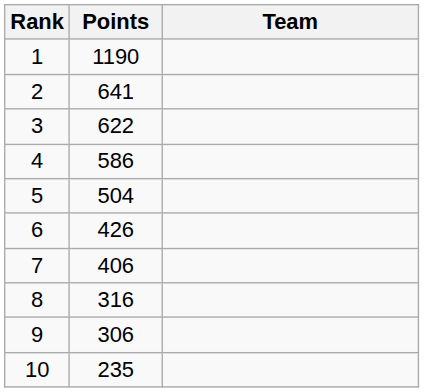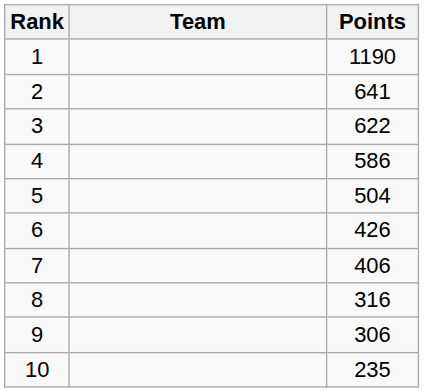columns swapped: (290, 21) <-> (116, 21)
